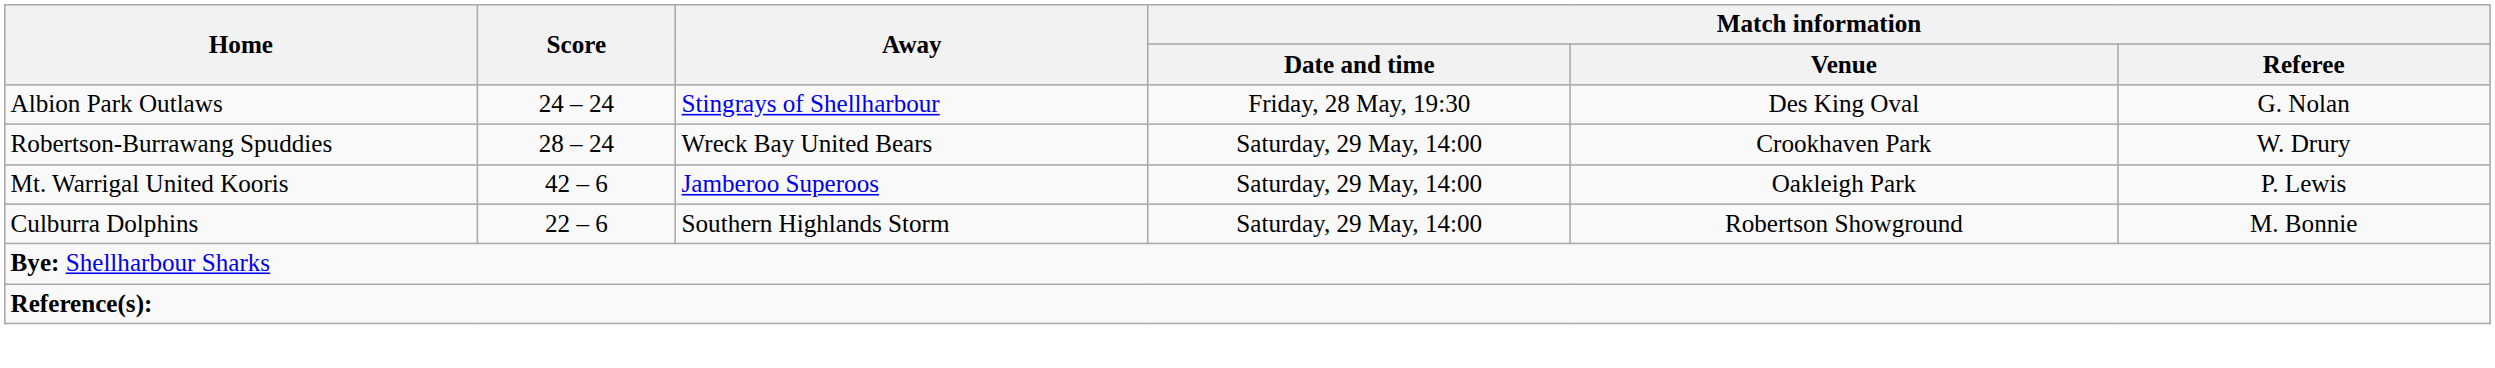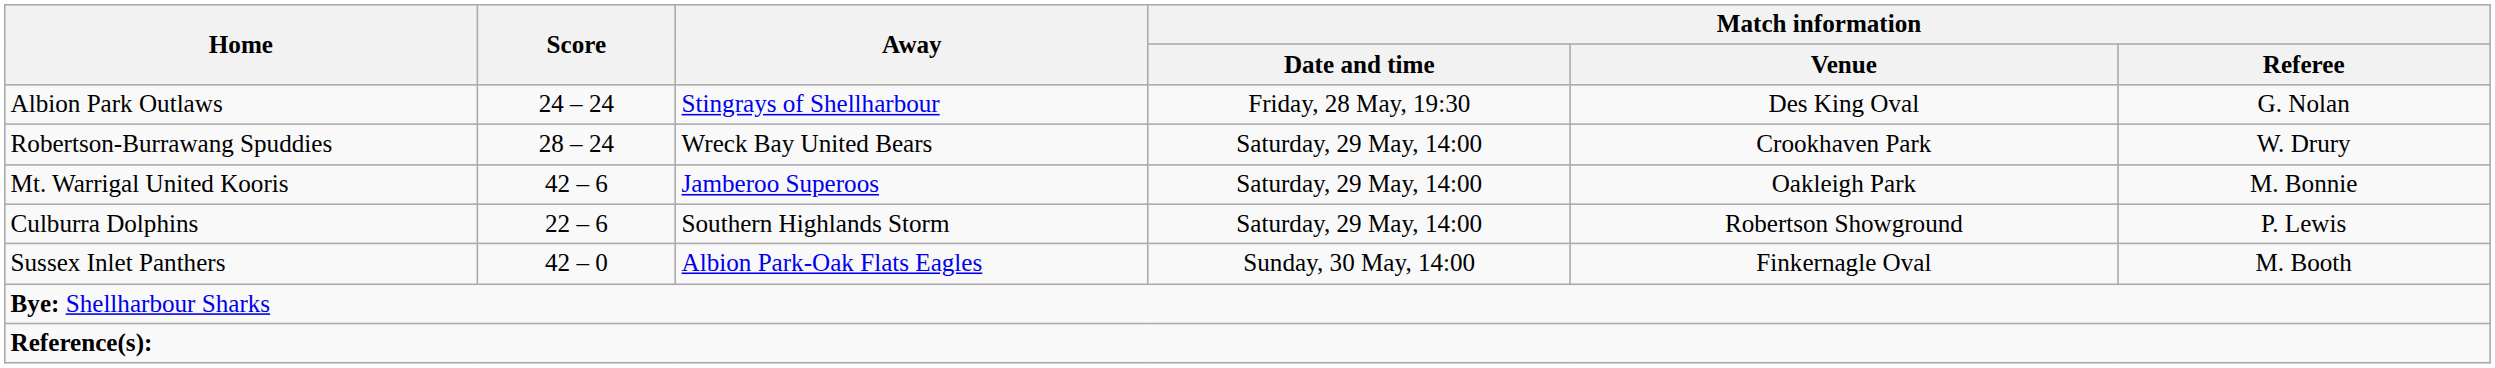(2304, 183) P. Lewis -> (2304, 183) M. Bonnie
(2304, 223) M. Bonnie -> (2304, 223) P. Lewis
+ row: (118, 263)
